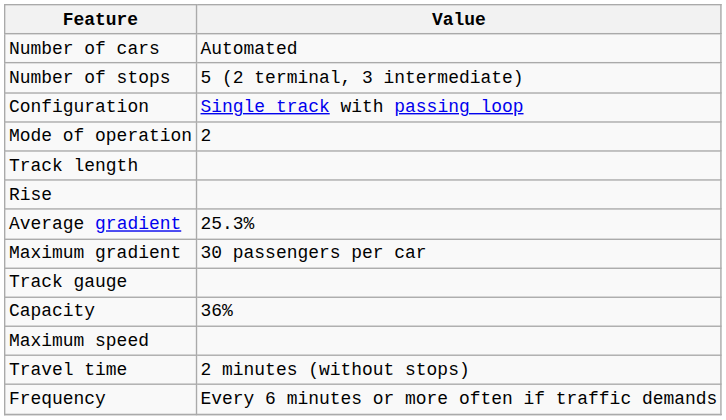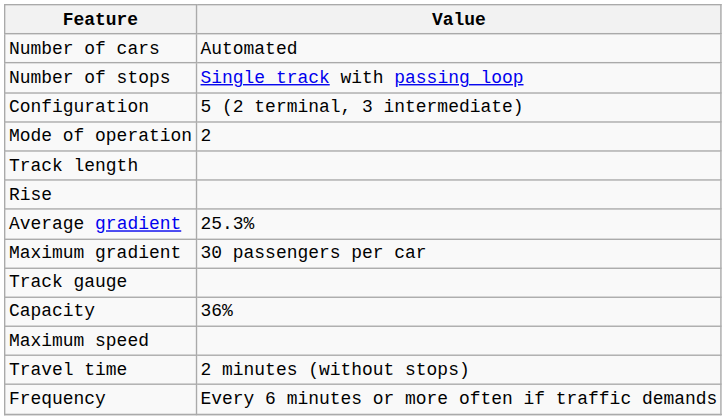(362, 78) 5 (2 terminal, 3 intermediate) -> (362, 78) Single track with passing loop
(362, 107) Single track with passing loop -> (362, 107) 5 (2 terminal, 3 intermediate)
